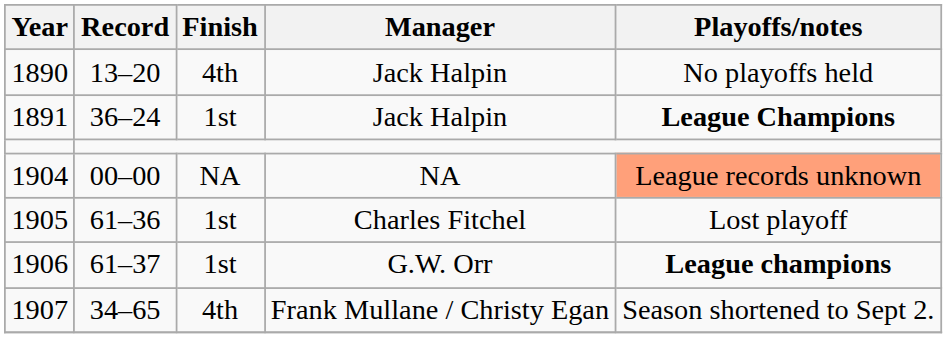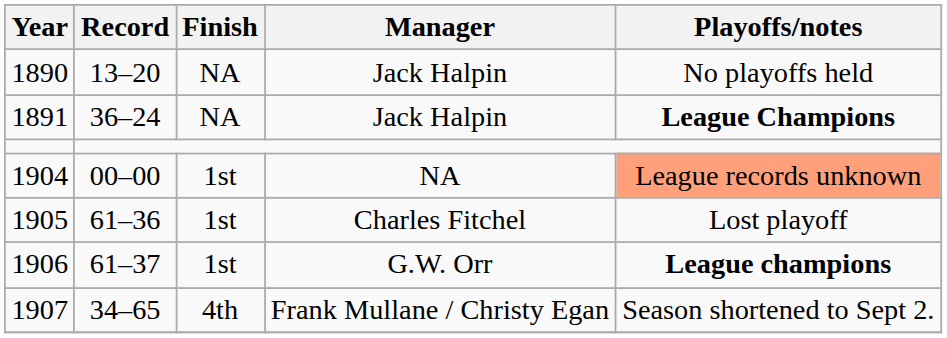(220, 71) 4th -> (220, 71) NA
(220, 116) 1st -> (220, 116) NA
(220, 174) NA -> (220, 174) 1st
